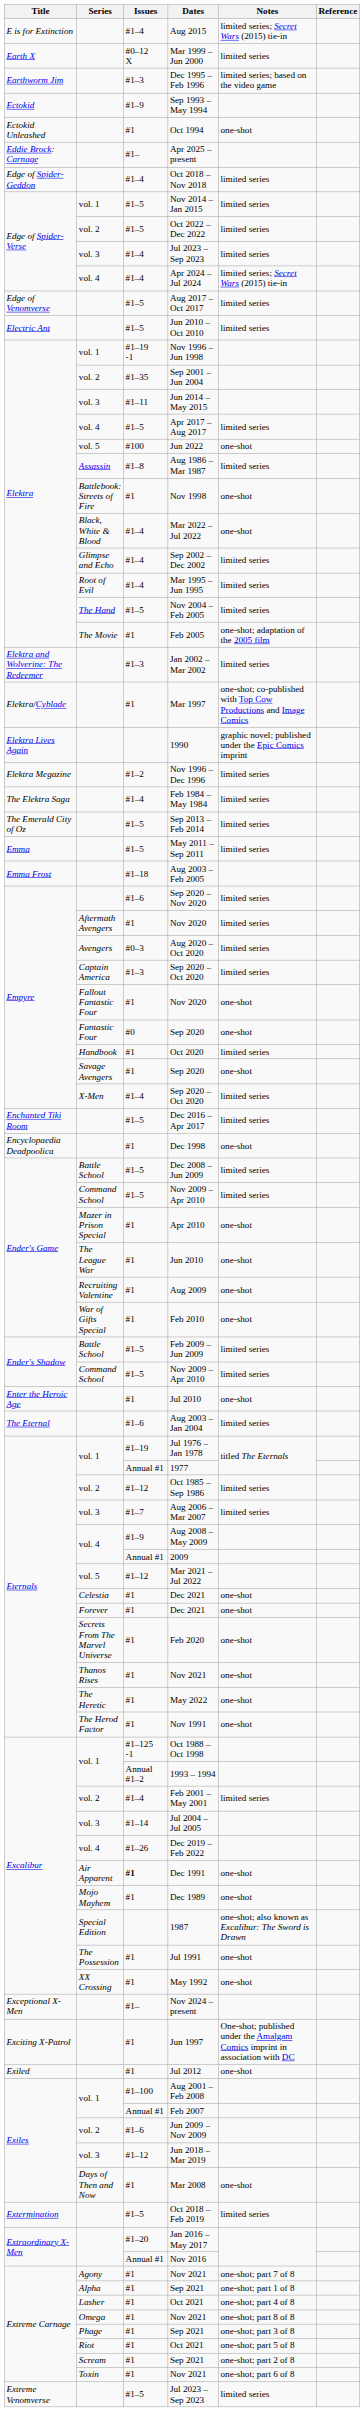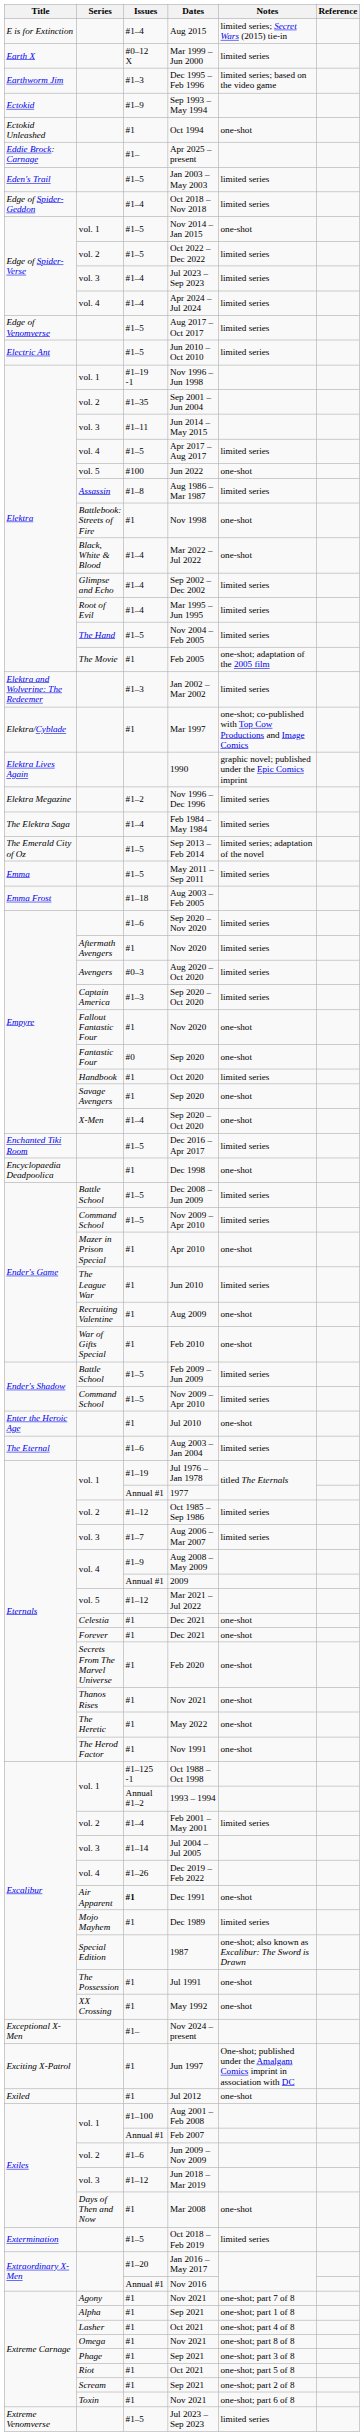+ row: (100, 179)
(245, 204) limited series -> (236, 229) one-shot
(259, 278) limited series; Secret Wars (2015) tie-in -> (245, 303) limited series
(245, 824) limited series -> (266, 849) limited series; adaptation of the novel
(245, 1096) limited series -> (236, 1121) one-shot
(236, 1260) one-shot -> (245, 1284) limited series
(236, 1897) one-shot -> (245, 1922) limited series
